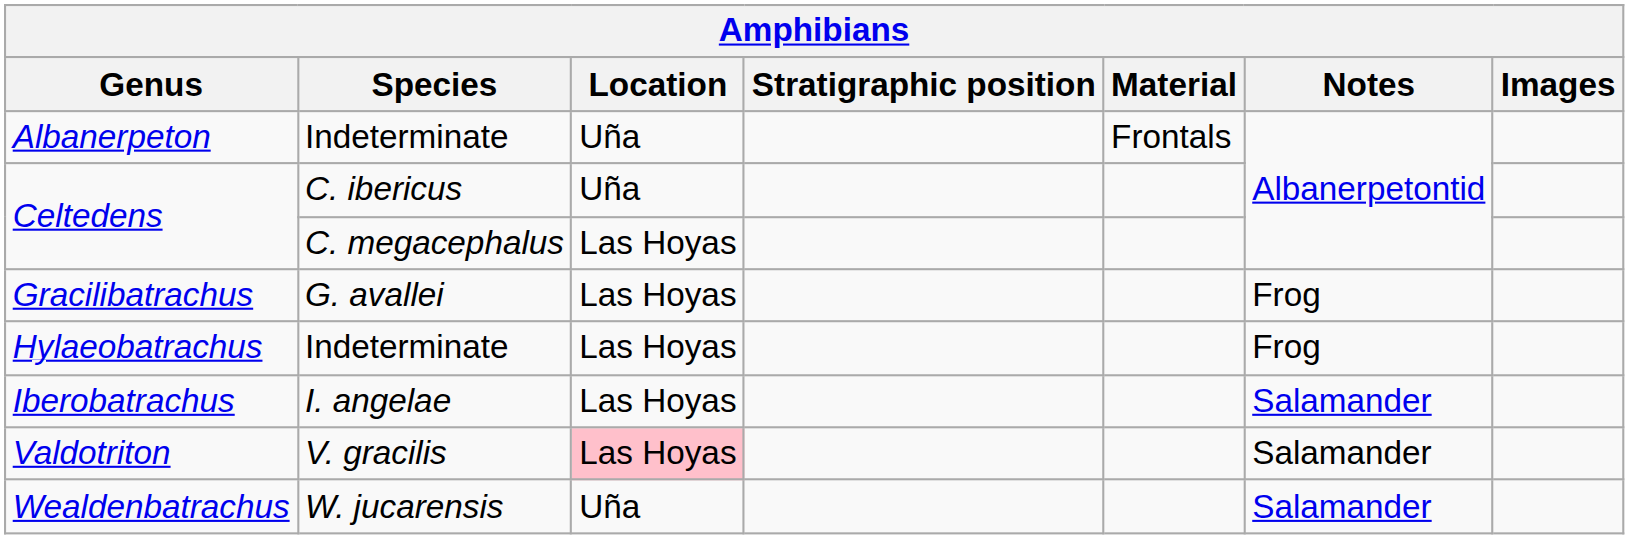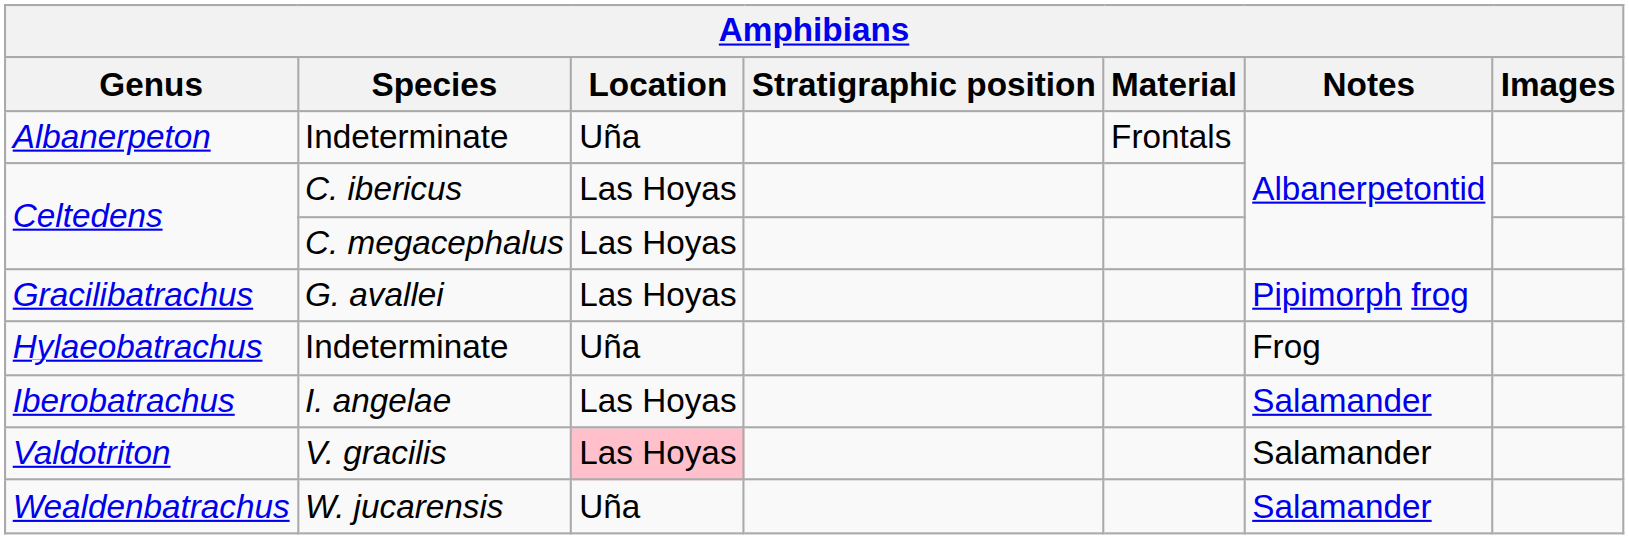(610, 189) Uña -> (658, 189) Las Hoyas
(1286, 294) Frog -> (1360, 294) Pipimorph frog
(658, 347) Las Hoyas -> (610, 347) Uña
